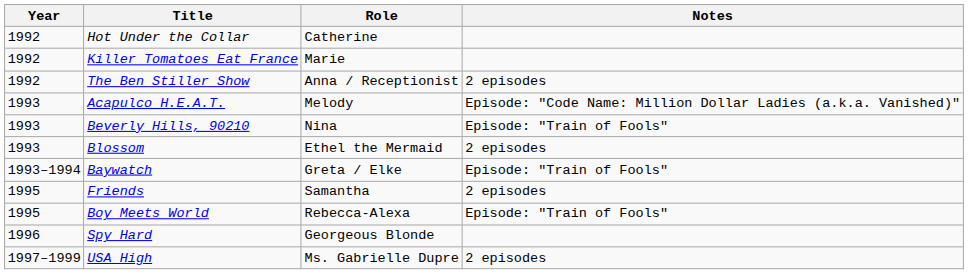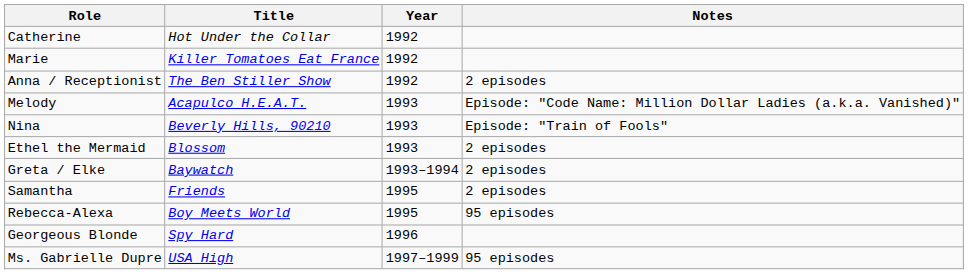columns swapped: (44, 16) <-> (382, 16)
(567, 170) Episode: "Train of Fools" -> (506, 170) 2 episodes
(567, 214) Episode: "Train of Fools" -> (510, 214) 95 episodes
(506, 258) 2 episodes -> (510, 258) 95 episodes
